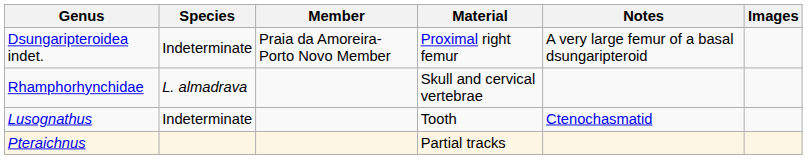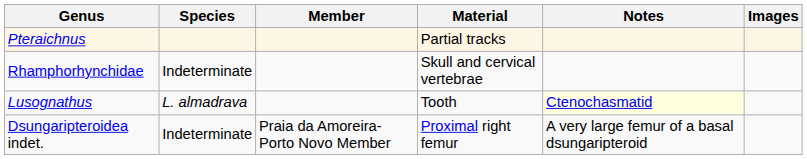rows swapped: (68, 47) <-> (47, 142)
(205, 87) L. almadrava -> (207, 71) Indeterminate
(207, 119) Indeterminate -> (205, 102) L. almadrava
(599, 119) no background -> (599, 102) lightyellow background
